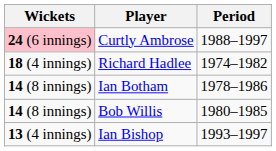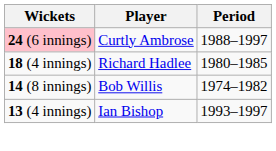(234, 63) 1974–1982 -> (234, 63) 1980–1985
- row: (133, 87)
(234, 110) 1980–1985 -> (234, 87) 1974–1982
